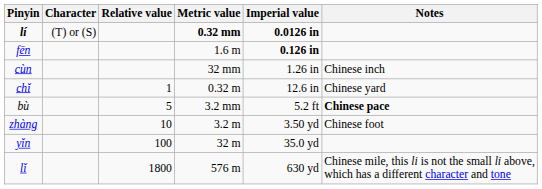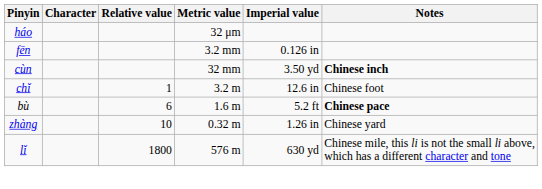+ row: (23, 32)
- row: (23, 32)
(227, 50) 1.6 m -> (223, 50) 3.2 mm
(299, 50) bold -> (300, 50) normal
(303, 69) 1.26 in -> (301, 69) 3.50 yd
(355, 69) normal -> (356, 69) bold
(224, 87) 0.32 m -> (227, 87) 3.2 m
(355, 87) Chinese yard -> (354, 87) Chinese foot
(169, 106) 5 -> (169, 106) 6
(223, 106) 3.2 mm -> (227, 106) 1.6 m
(227, 124) 3.2 m -> (224, 124) 0.32 m
(301, 124) 3.50 yd -> (303, 124) 1.26 in
(354, 124) Chinese foot -> (355, 124) Chinese yard
- row: (23, 143)
